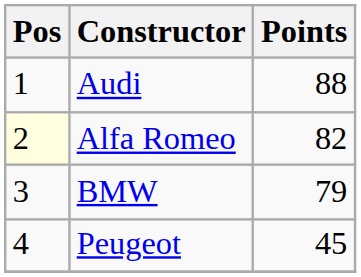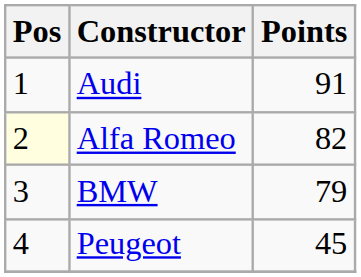(331, 84) 88 -> (331, 84) 91
